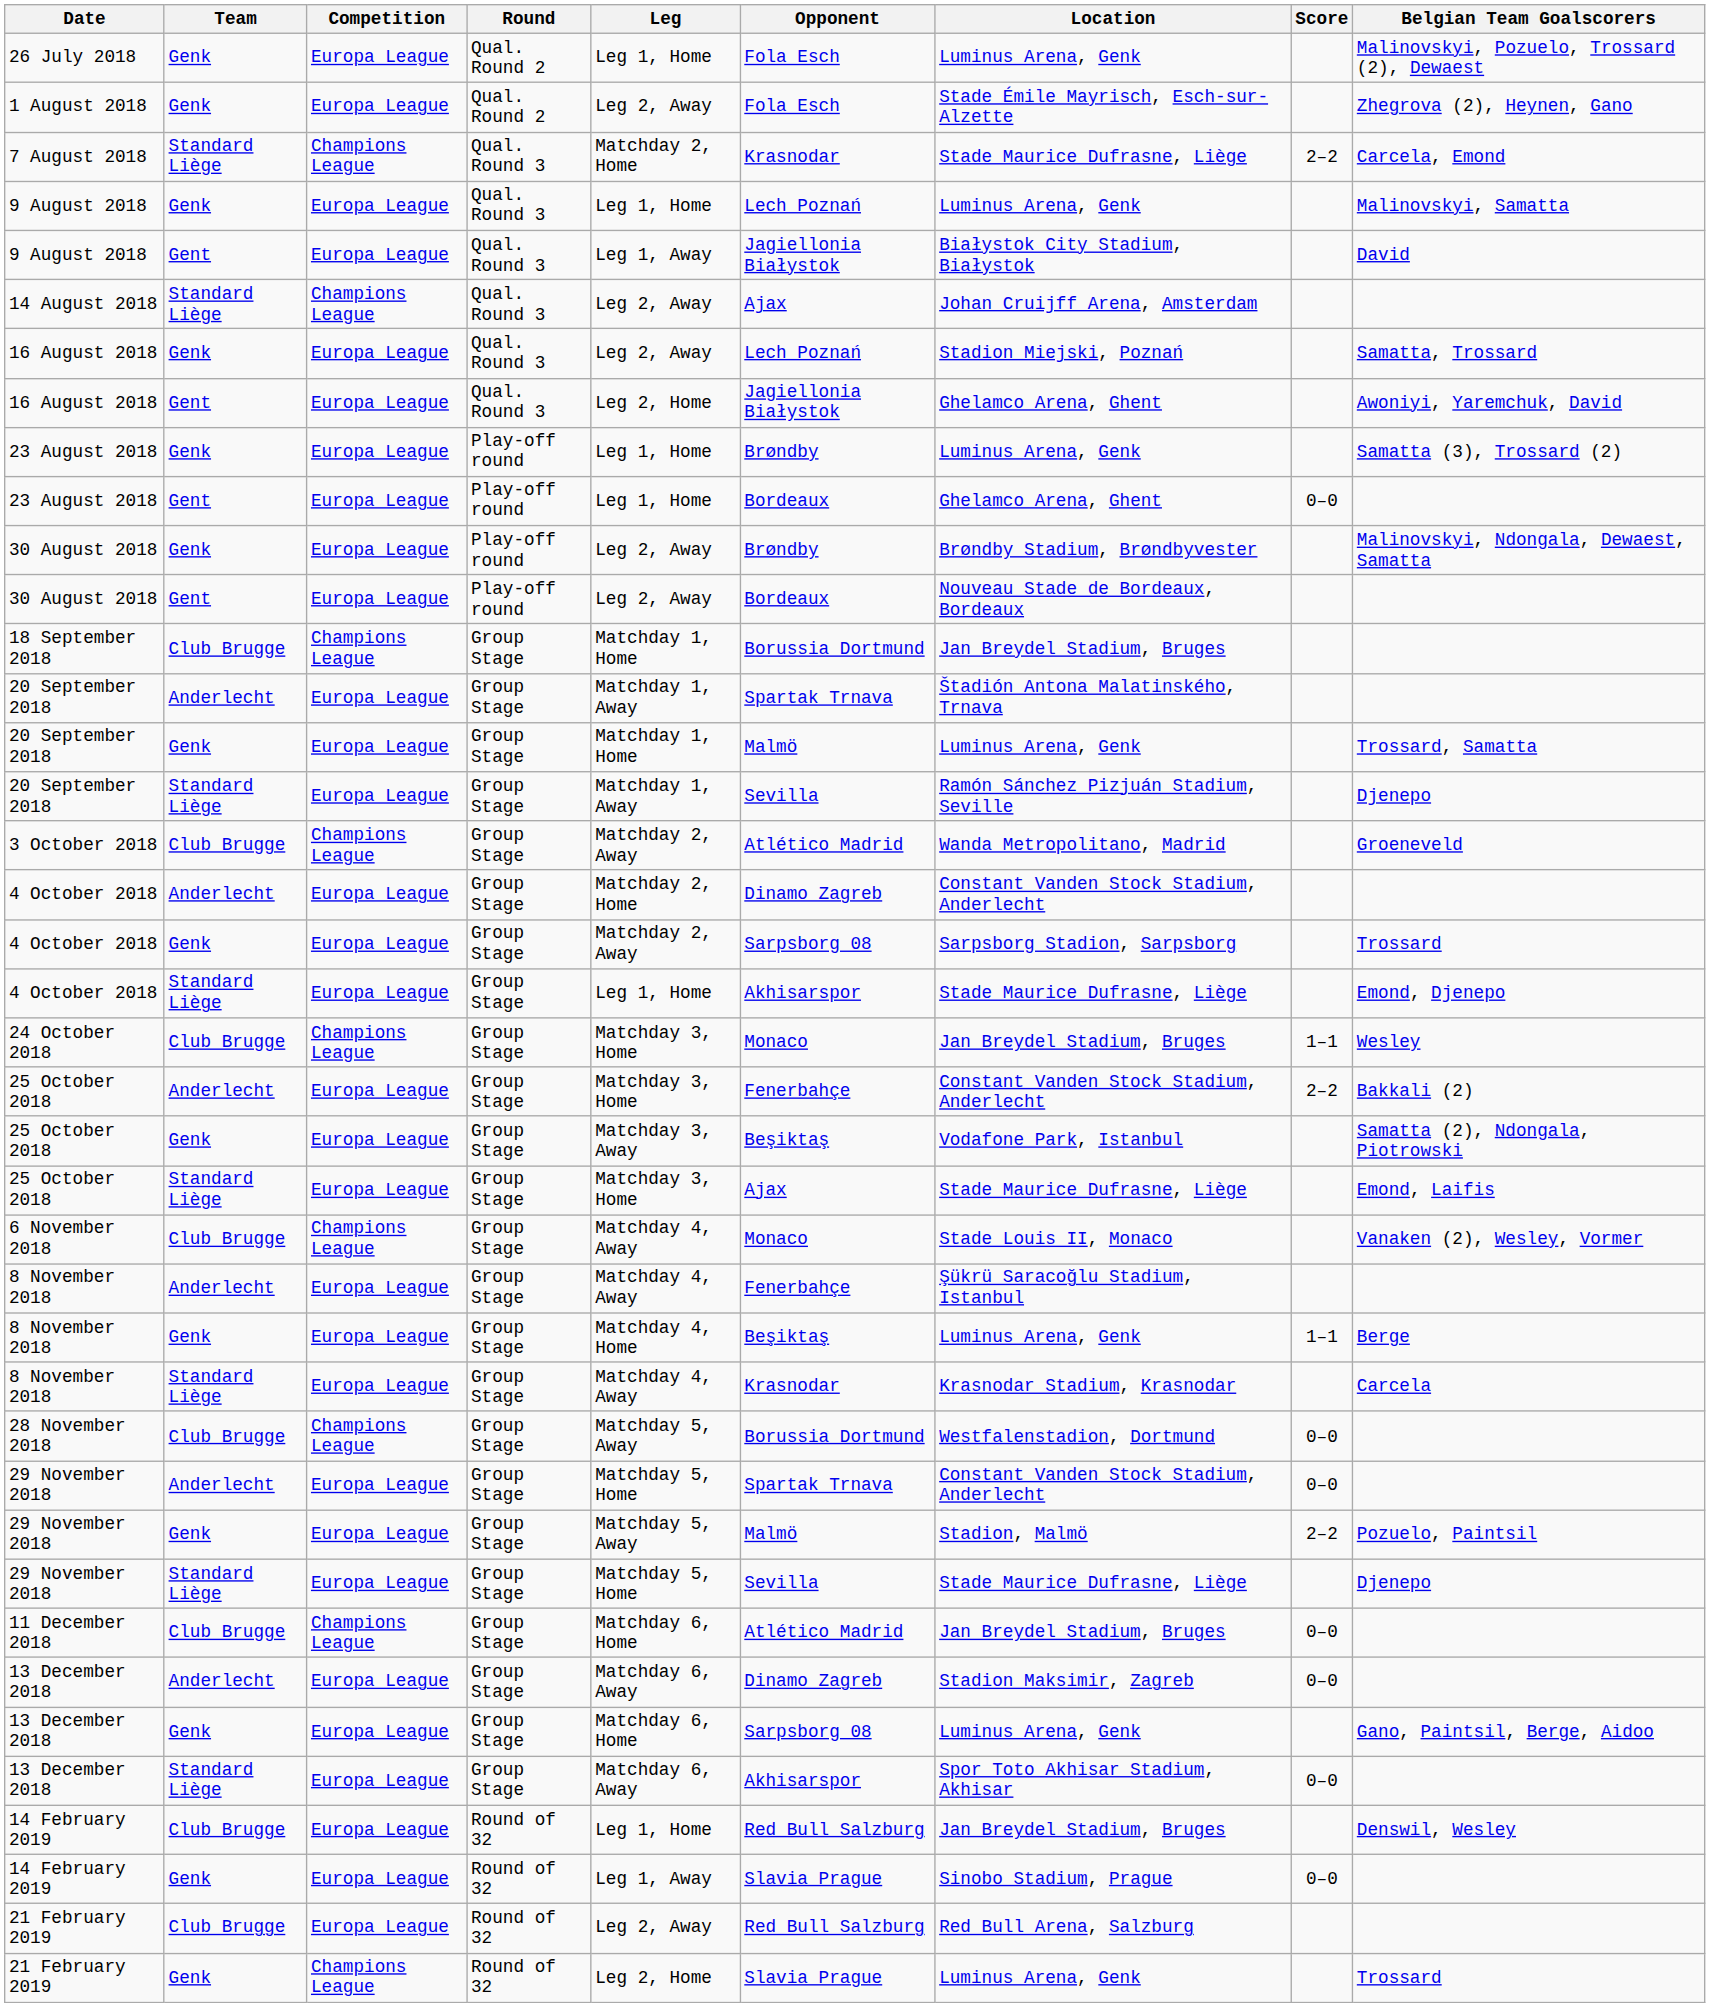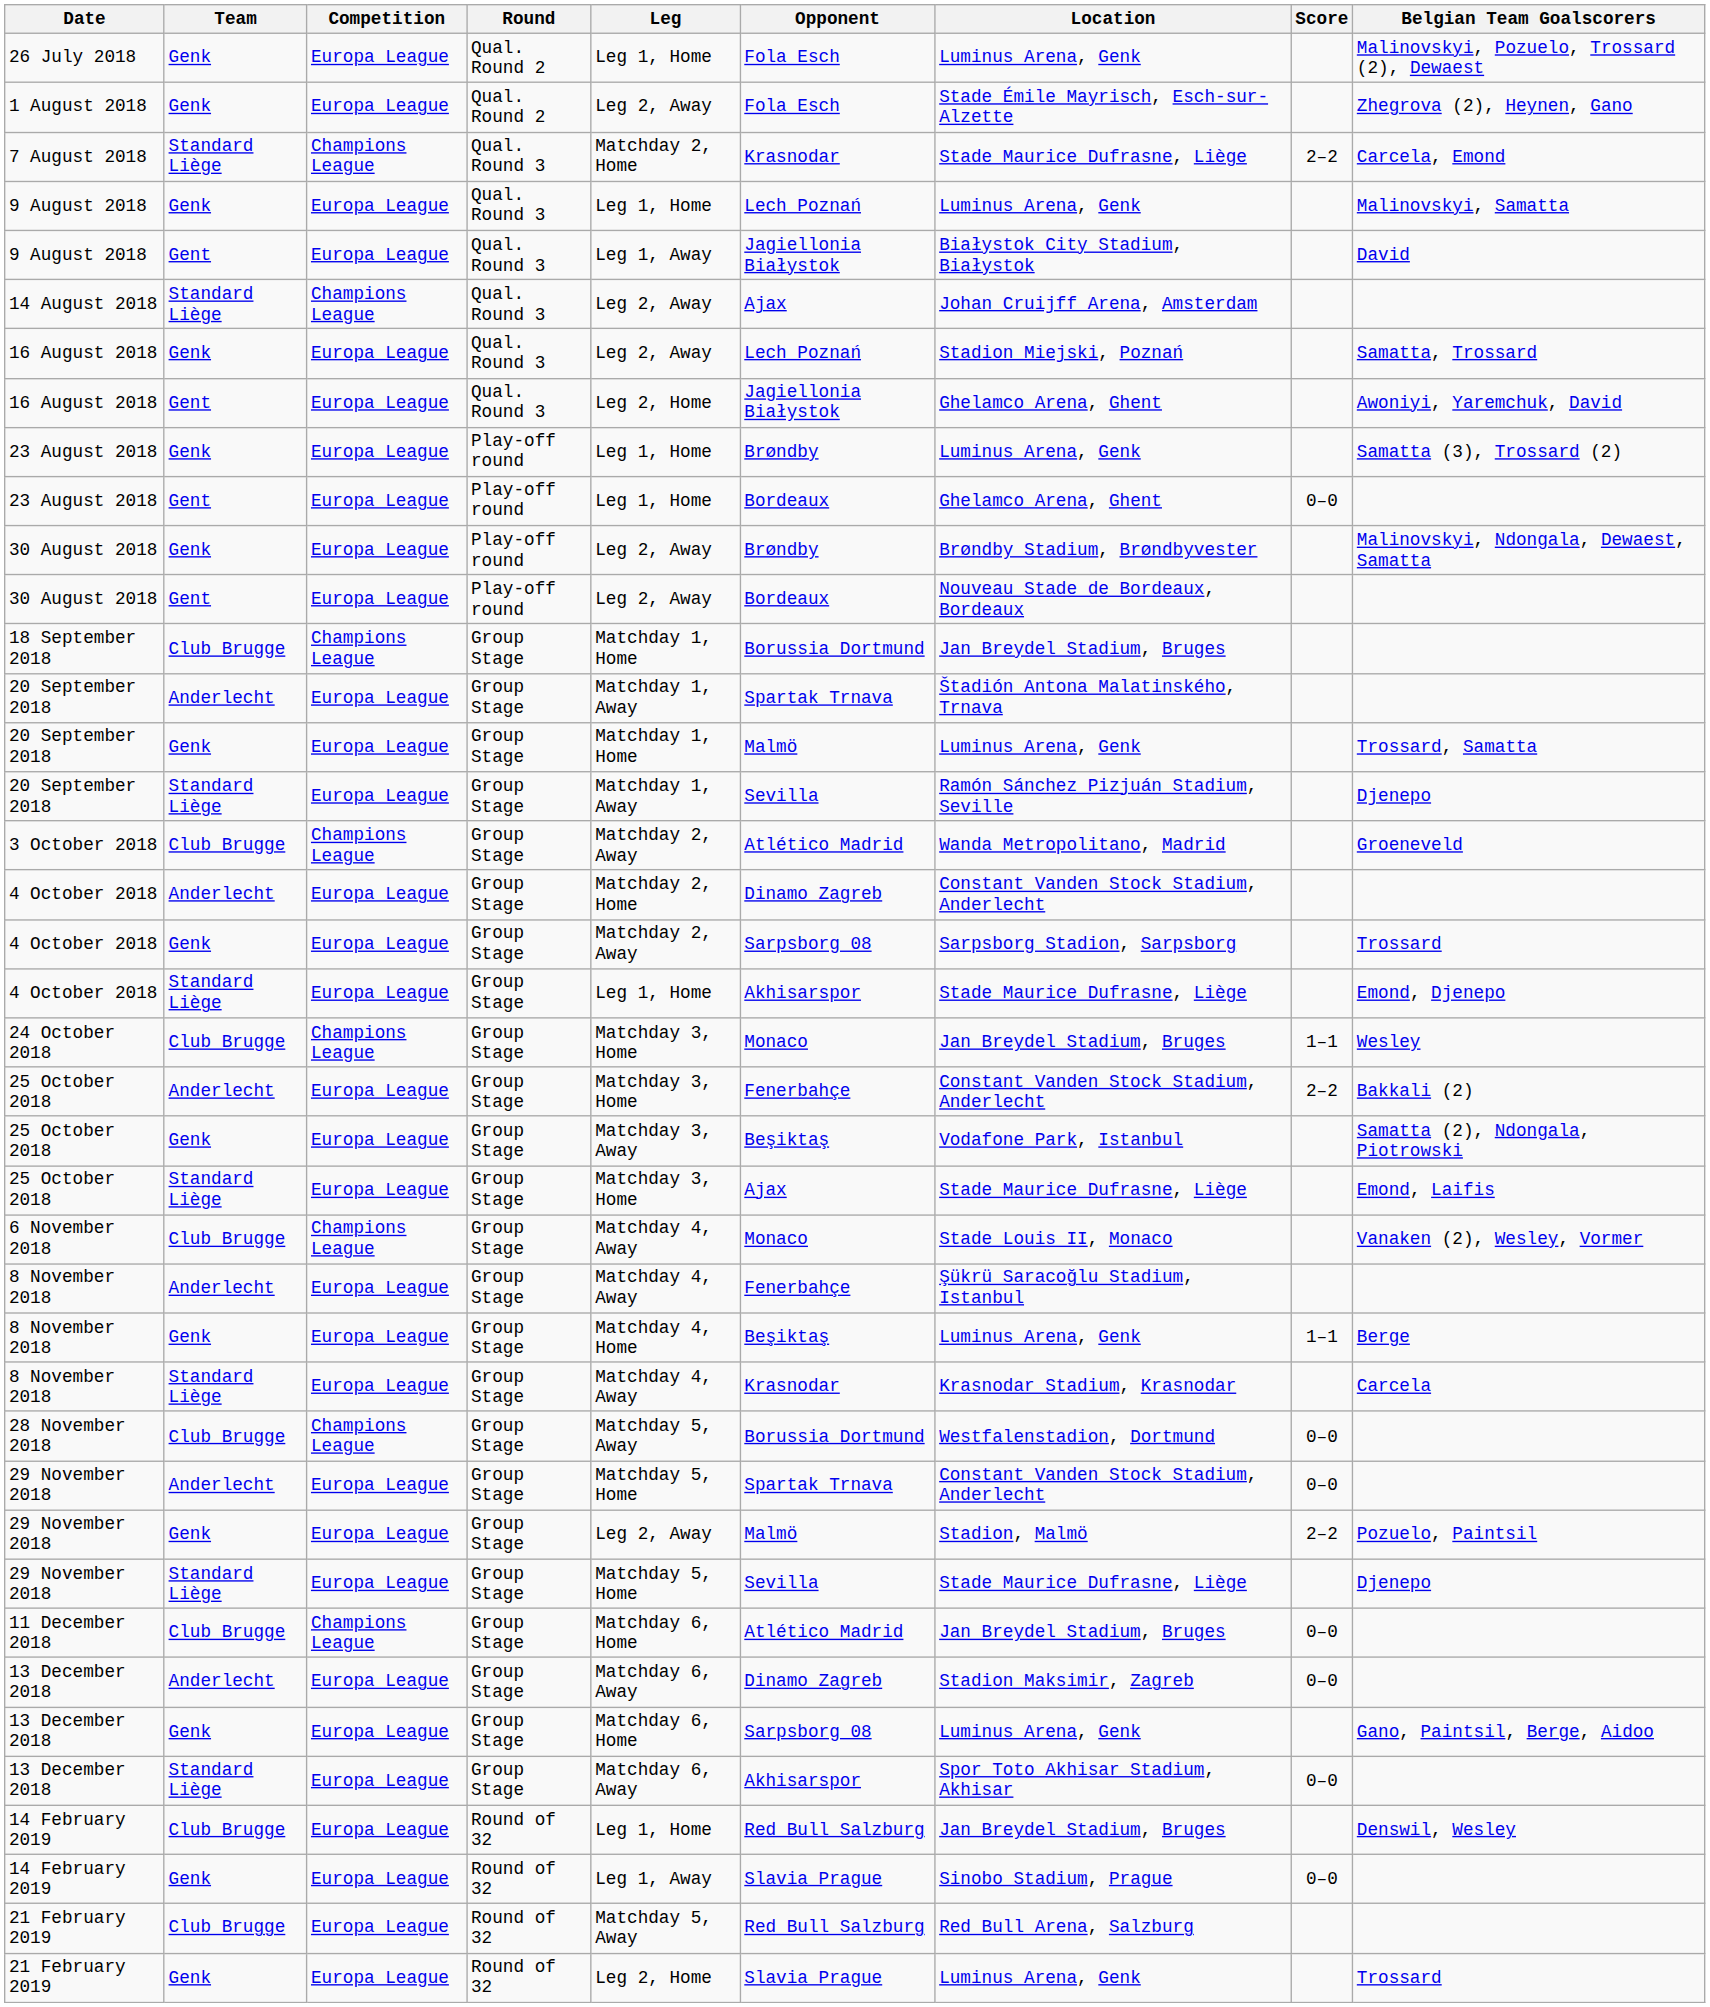(654, 1535) Matchday 5, Away -> (654, 1535) Leg 2, Away
(654, 1928) Leg 2, Away -> (654, 1928) Matchday 5, Away
(359, 1977) Champions League -> (380, 1977) Europa League
